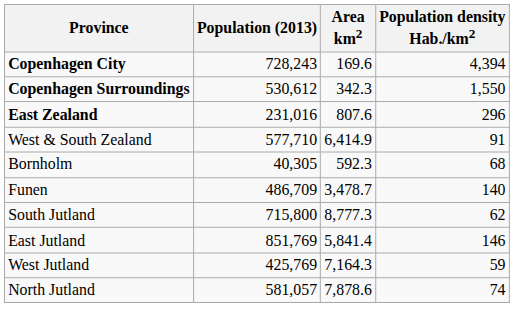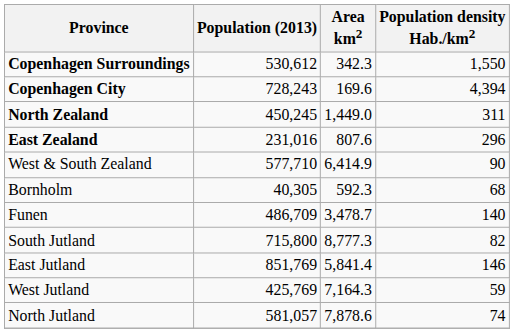rows swapped: (67, 64) <-> (99, 89)
+ row: (58, 114)
(498, 139) 91 -> (498, 164) 90
(498, 215) 62 -> (498, 240) 82
